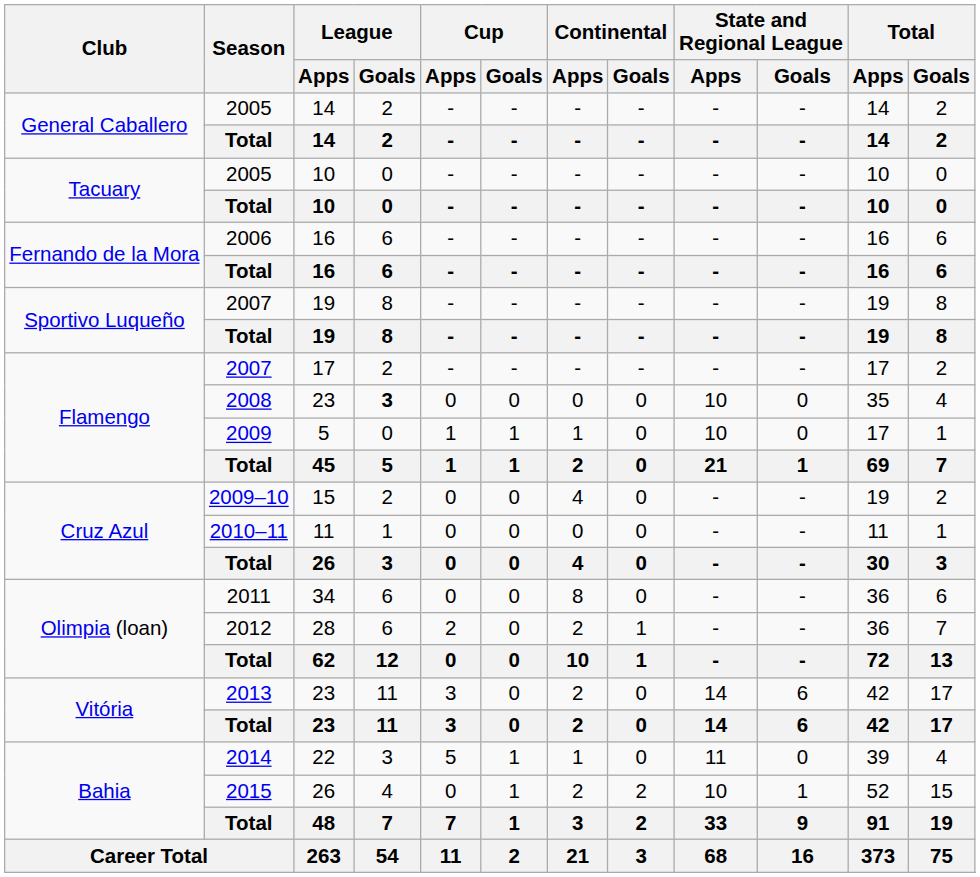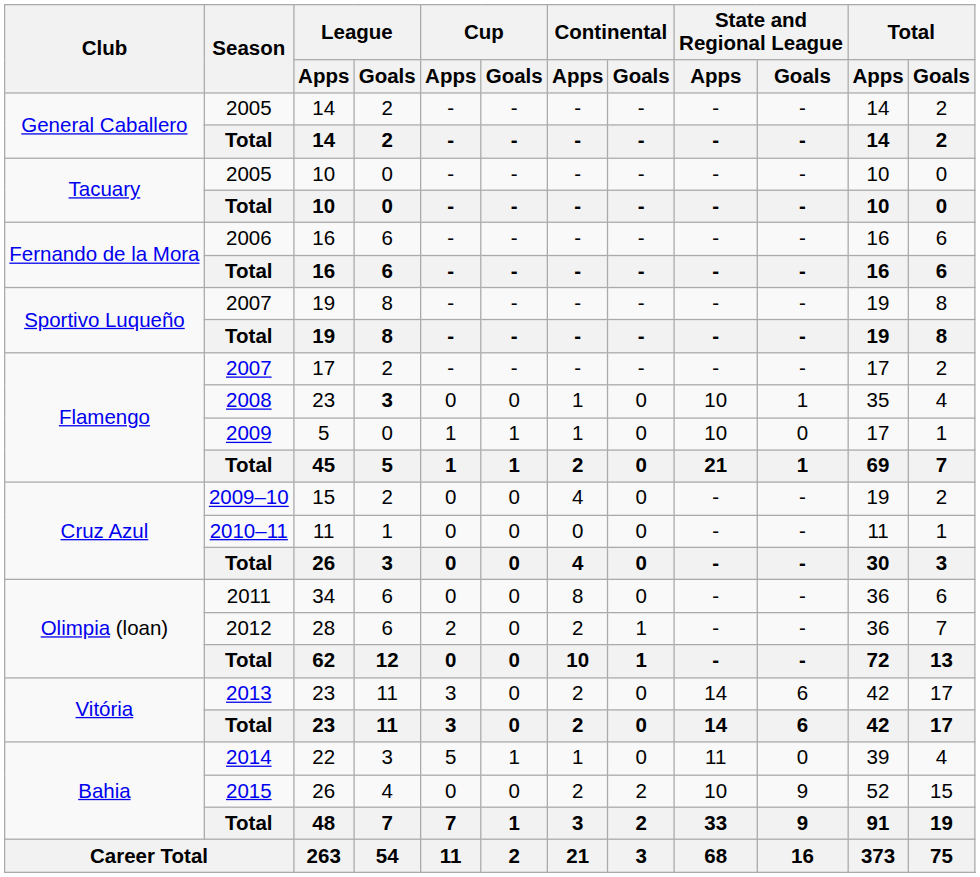(578, 401) 0 -> (578, 401) 1
(802, 401) 0 -> (802, 401) 1
(514, 790) 1 -> (514, 790) 0
(802, 790) 1 -> (802, 790) 9
